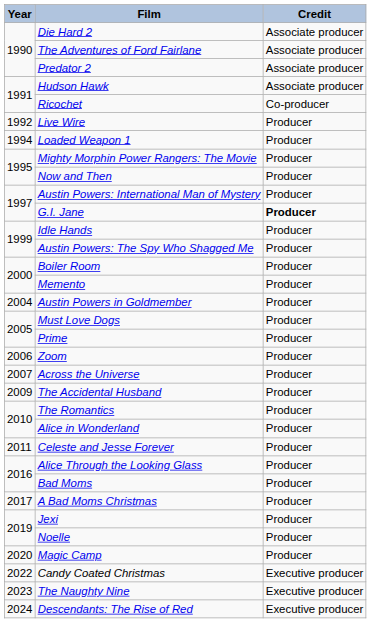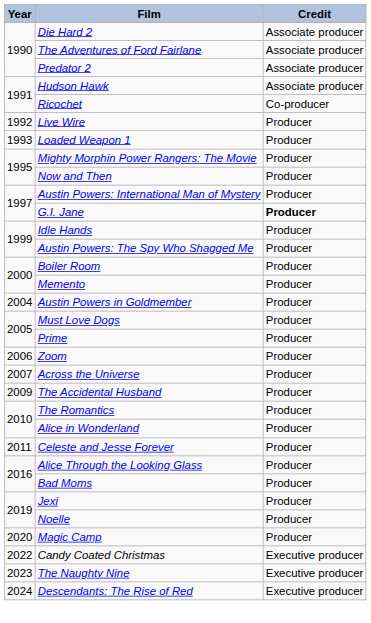(20, 140) 1994 -> (20, 140) 1993
- row: (97, 501)
